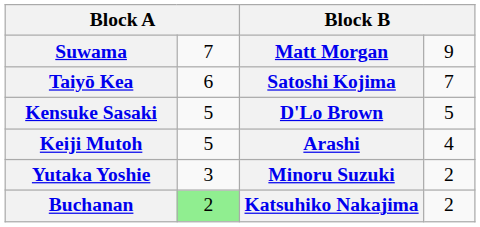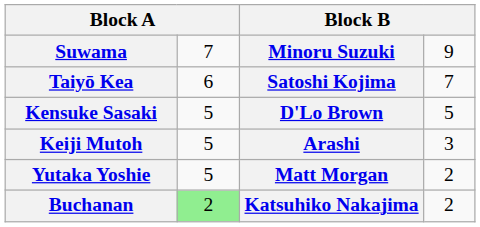(332, 50) Matt Morgan -> (332, 50) Minoru Suzuki
(449, 143) 4 -> (449, 143) 3
(208, 174) 3 -> (208, 174) 5
(332, 174) Minoru Suzuki -> (332, 174) Matt Morgan
